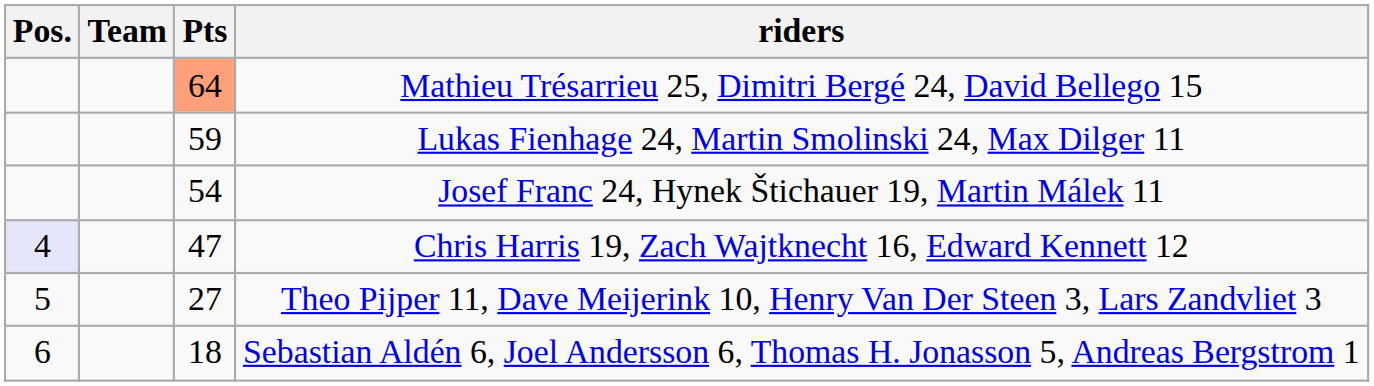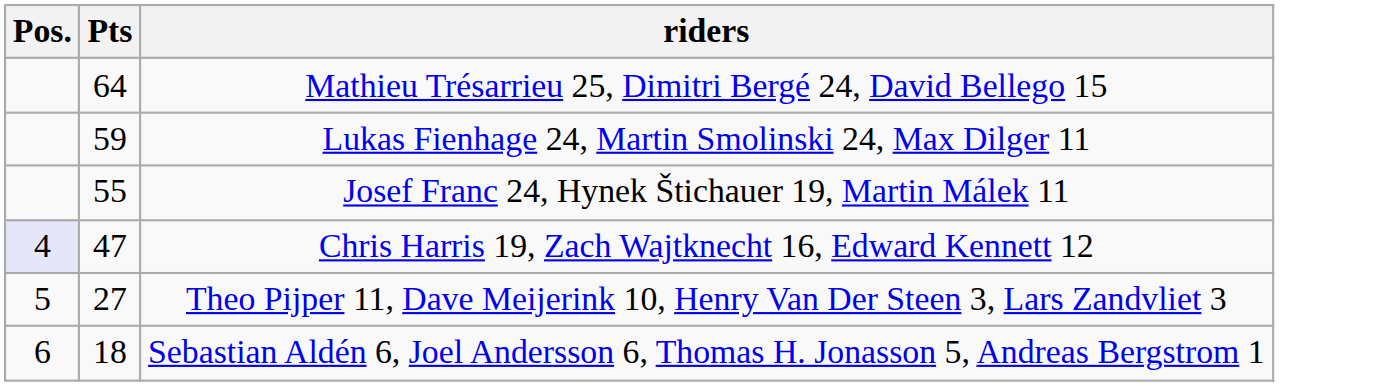- column: (127, 31)
(205, 84) lightsalmon background -> (110, 84) no background
(205, 191) 54 -> (110, 191) 55
